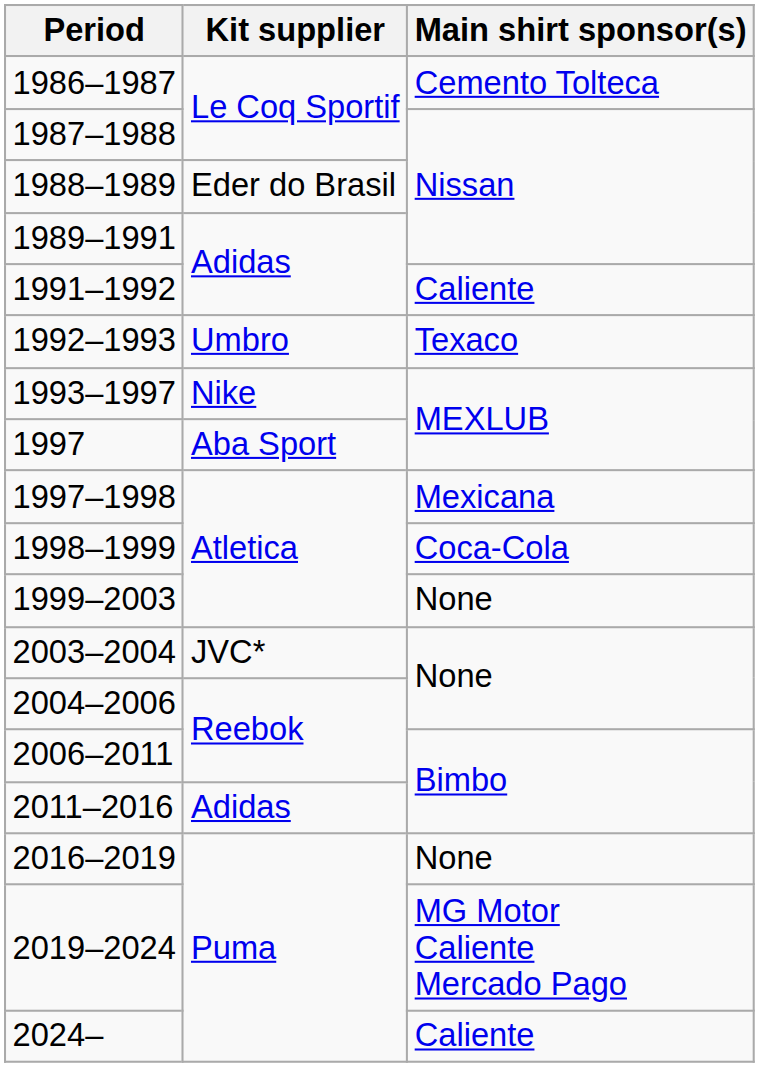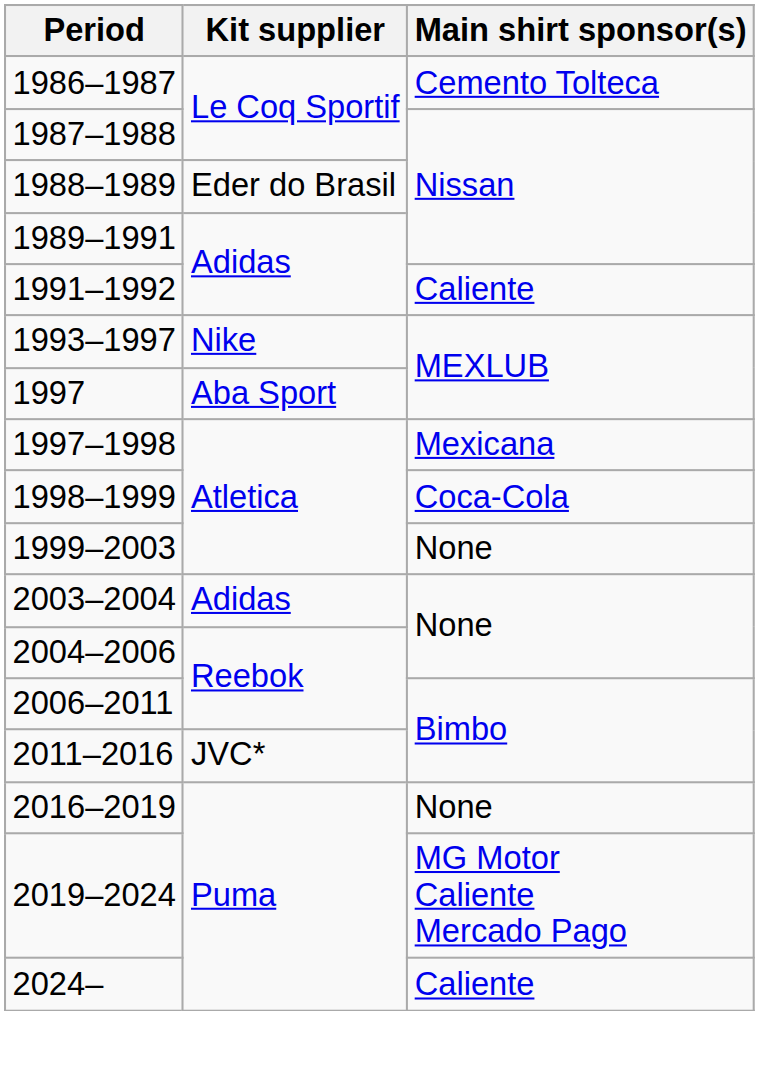- row: (94, 340)
(228, 651) JVC* -> (241, 599) Adidas
(241, 806) Adidas -> (228, 755) JVC*
